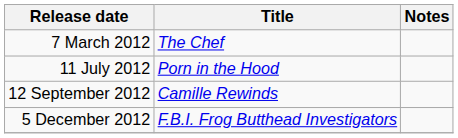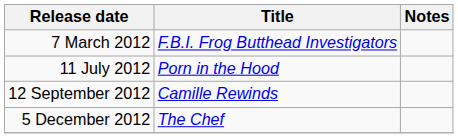(191, 42) The Chef -> (277, 42) F.B.I. Frog Butthead Investigators
(277, 119) F.B.I. Frog Butthead Investigators -> (191, 119) The Chef
